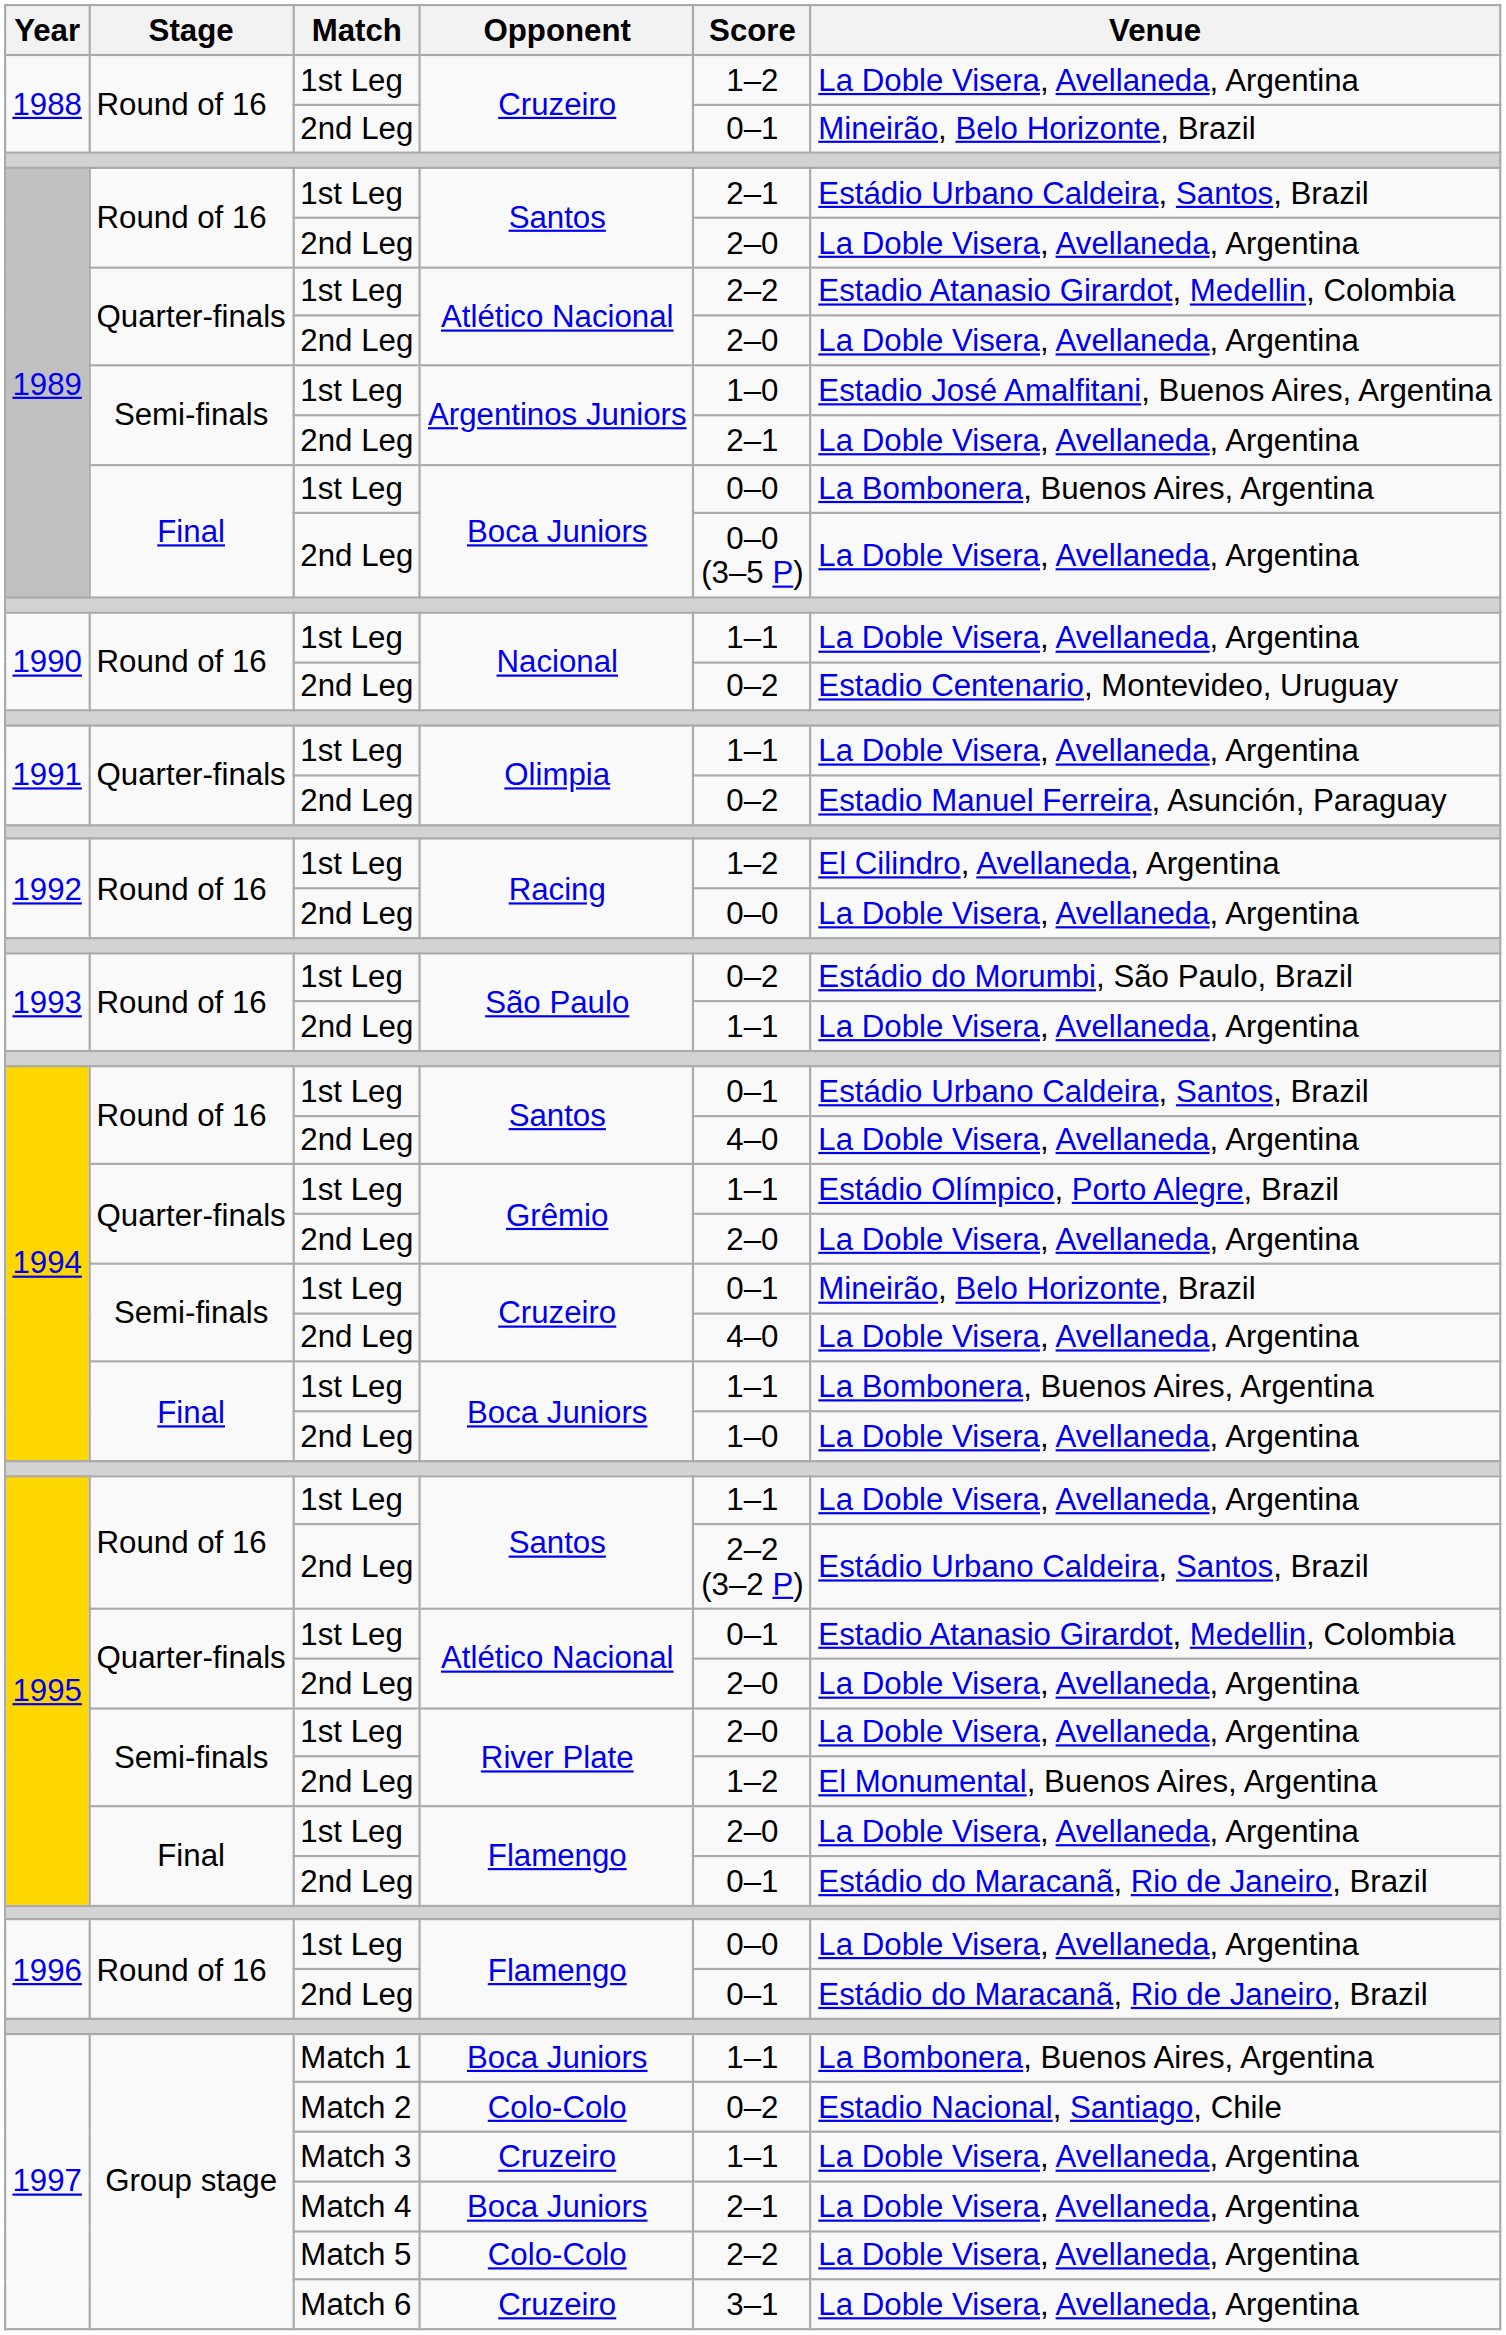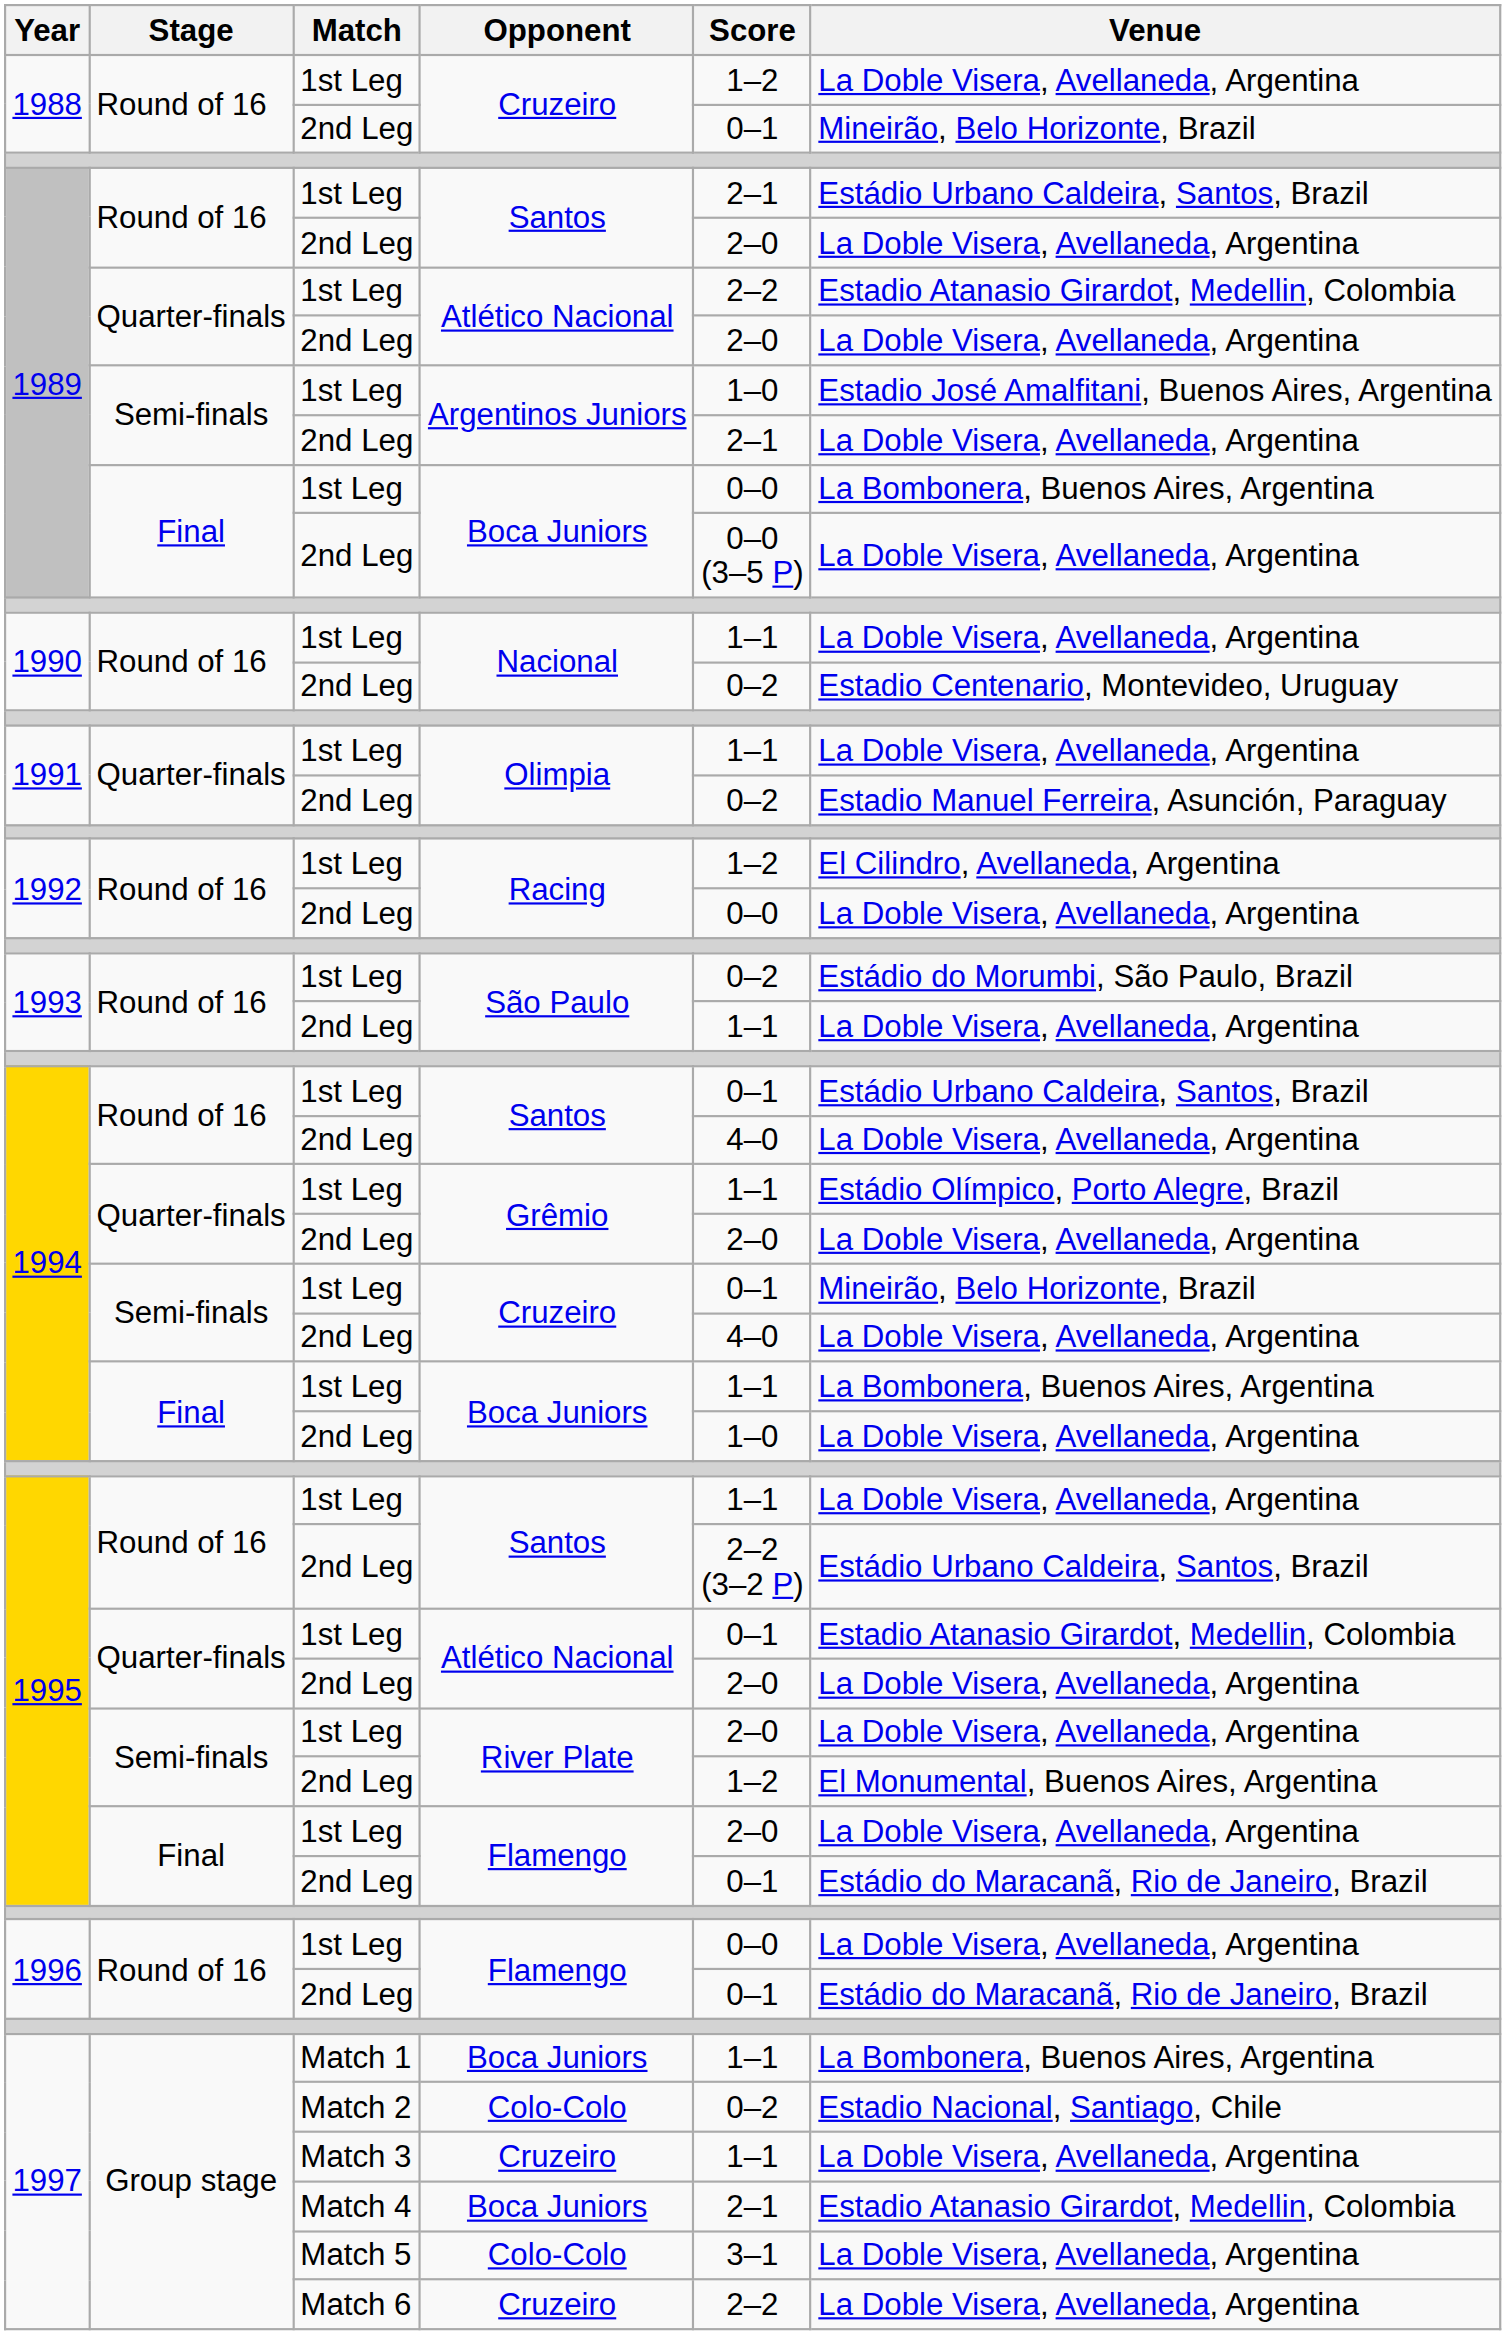(1089, 2206) La Doble Visera, Avellaneda, Argentina -> (1137, 2206) Estadio Atanasio Girardot, Medellin, Colombia
(752, 2255) 2–2 -> (752, 2255) 3–1
(752, 2305) 3–1 -> (752, 2305) 2–2
